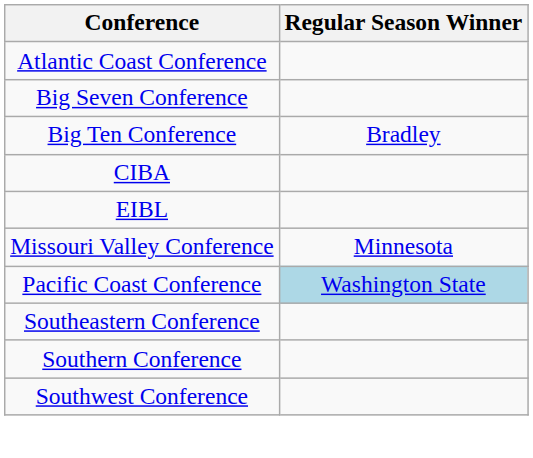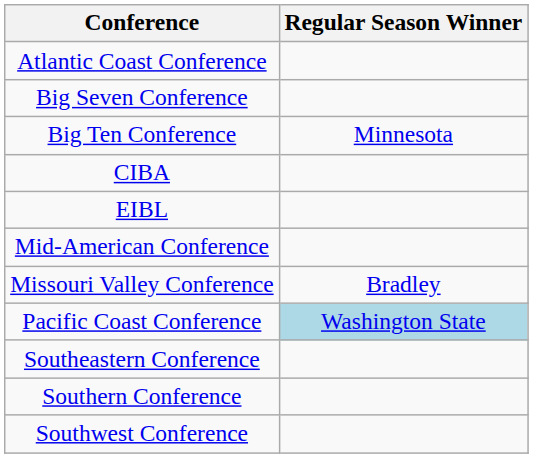(403, 135) Bradley -> (403, 135) Minnesota
+ row: (142, 246)
(403, 246) Minnesota -> (403, 284) Bradley
